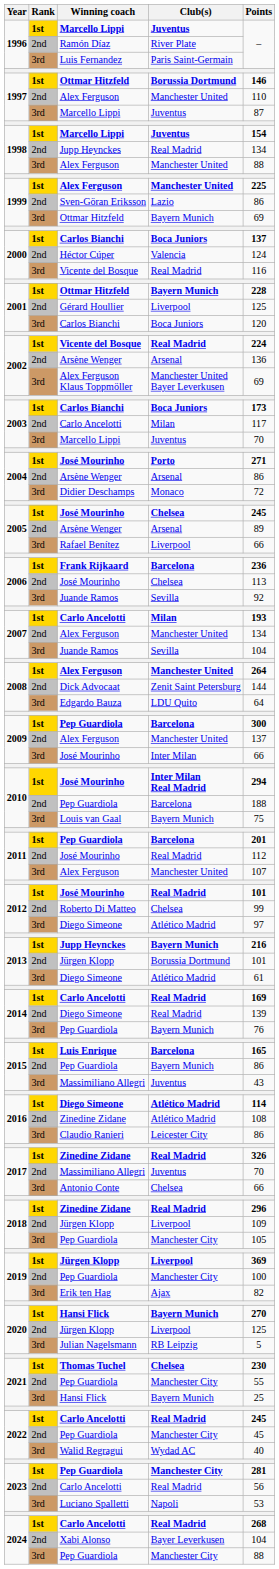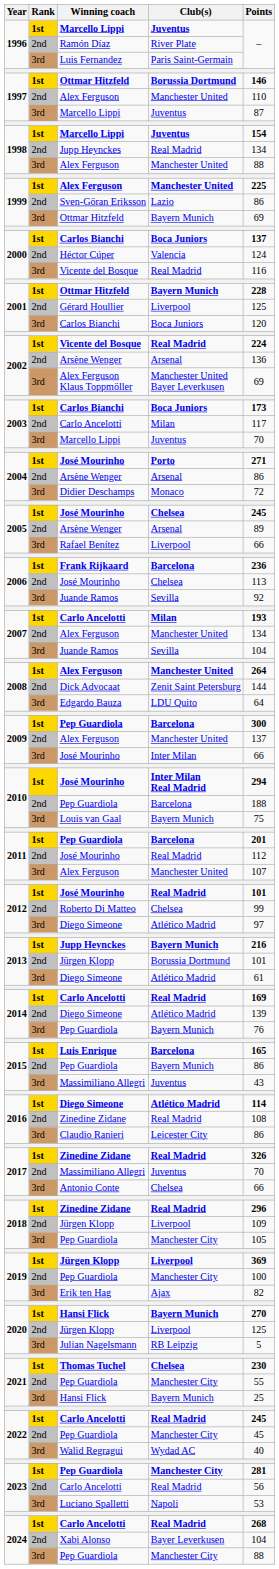(176, 1014) Real Madrid -> (183, 1014) Atlético Madrid
(183, 1119) Atlético Madrid -> (176, 1119) Real Madrid
